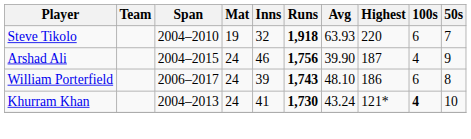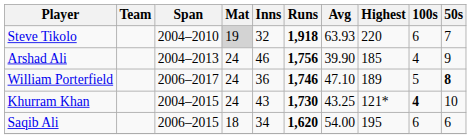(232, 36) no background -> (232, 36) lightgrey background
(188, 58) 2004–2015 -> (188, 58) 2004–2013
(372, 58) 187 -> (372, 58) 185
(262, 79) 39 -> (262, 79) 36
(303, 79) 1,743 -> (303, 79) 1,746
(340, 79) 48.10 -> (340, 79) 47.10
(372, 79) 186 -> (372, 79) 189
(416, 79) 6 -> (416, 79) 5
(448, 79) normal -> (448, 79) bold
(188, 101) 2004–2013 -> (188, 101) 2004–2015
(262, 101) 41 -> (262, 101) 43
(340, 101) 43.24 -> (340, 101) 43.25
+ row: (33, 123)
